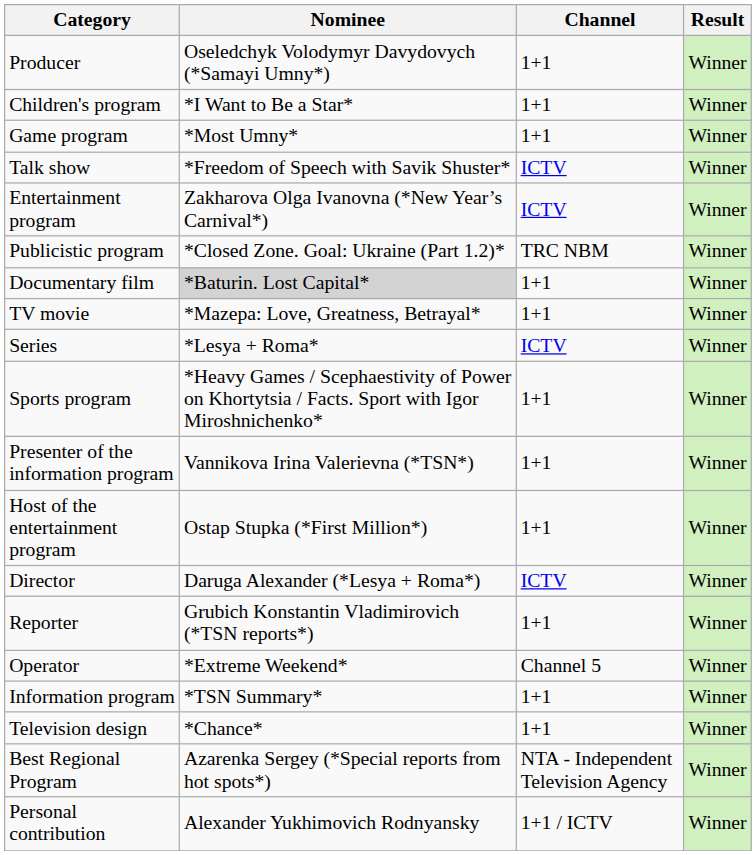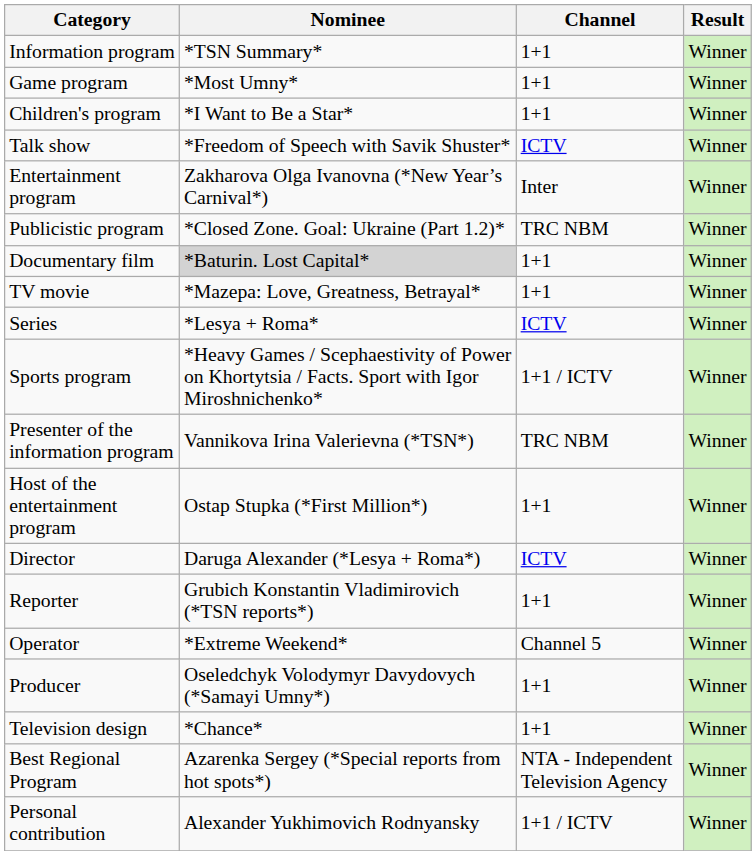rows swapped: (92, 696) <-> (45, 62)
rows swapped: (68, 135) <-> (85, 104)
(544, 209) ICTV -> (539, 187) Inter
(536, 398) 1+1 -> (567, 376) 1+1 / ICTV
(536, 463) 1+1 -> (565, 440) TRC NBM
